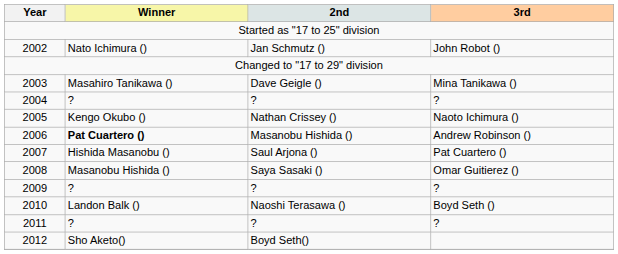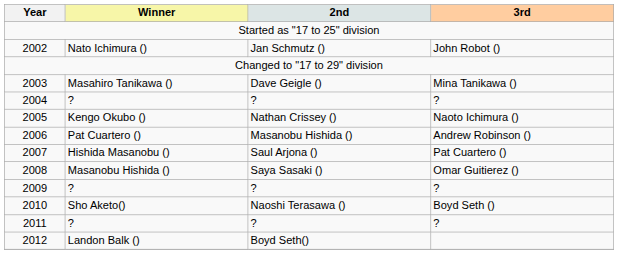(106, 135) bold -> (104, 135) normal
(104, 205) Landon Balk () -> (97, 205) Sho Aketo()
(97, 240) Sho Aketo() -> (104, 240) Landon Balk ()
